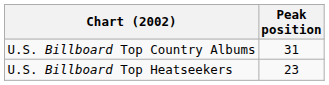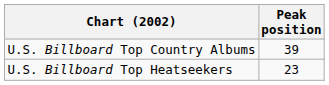(291, 49) 31 -> (291, 49) 39
